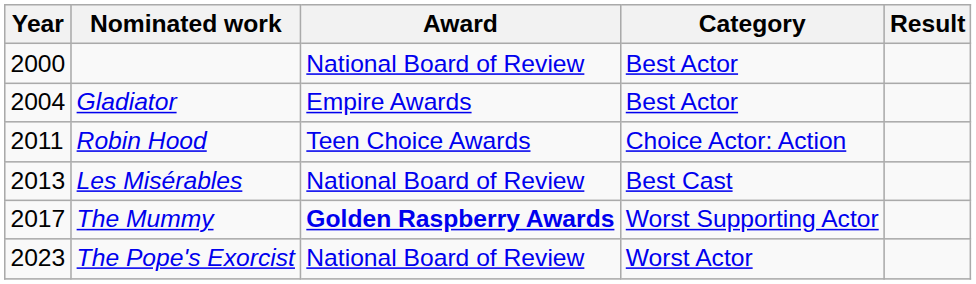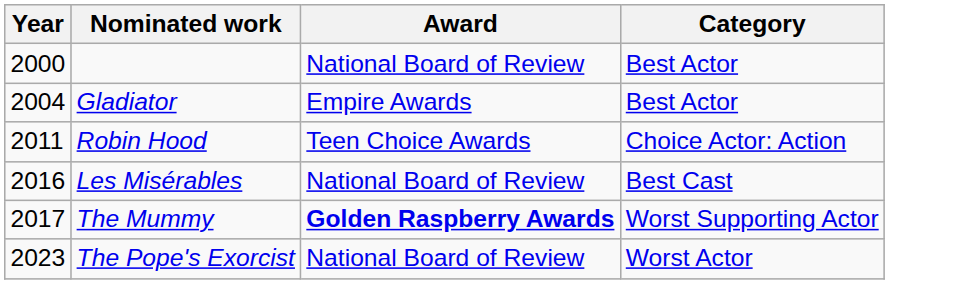- column: (928, 24)
(38, 180) 2013 -> (38, 180) 2016
